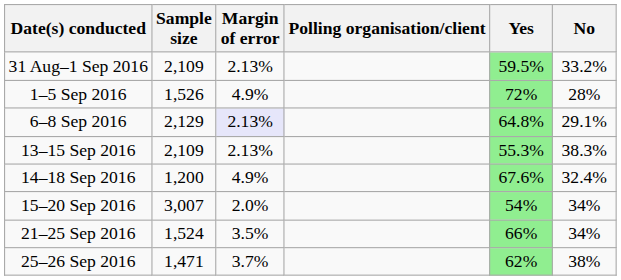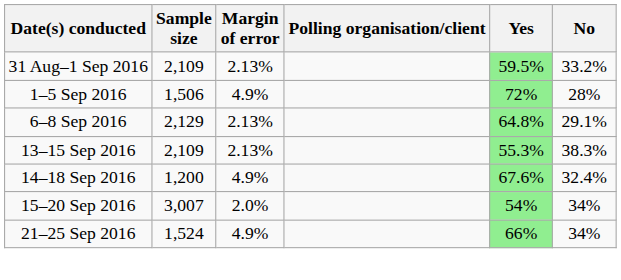(184, 94) 1,526 -> (184, 94) 1,506
(250, 121) lavender background -> (250, 121) no background
(250, 233) 3.5% -> (250, 233) 4.9%
- row: (78, 261)
